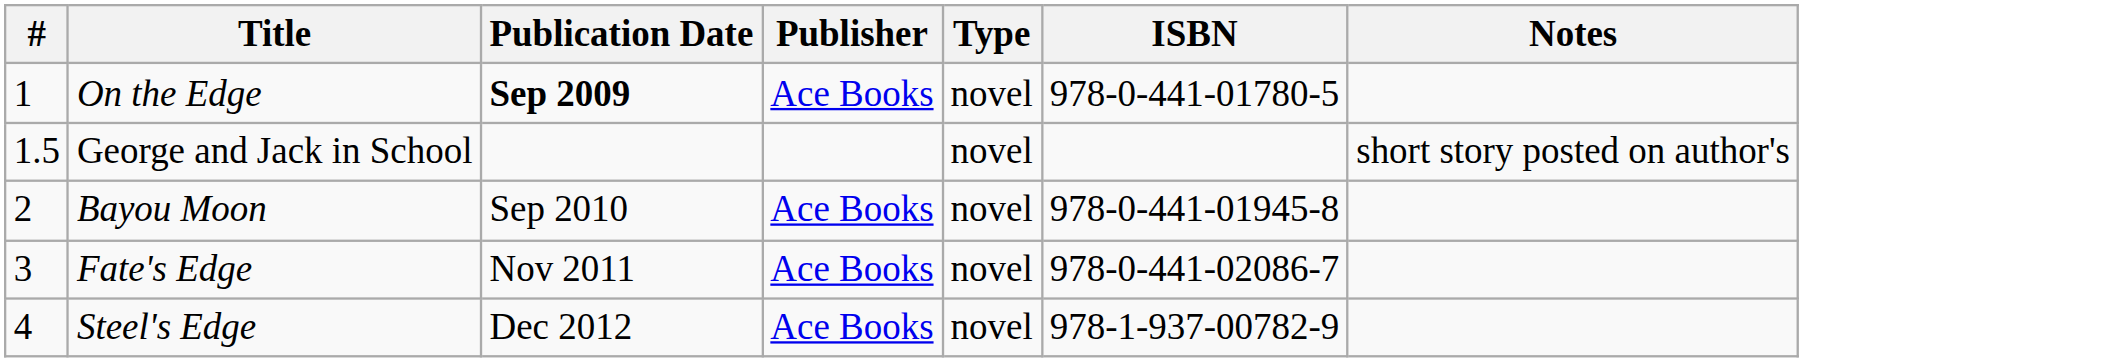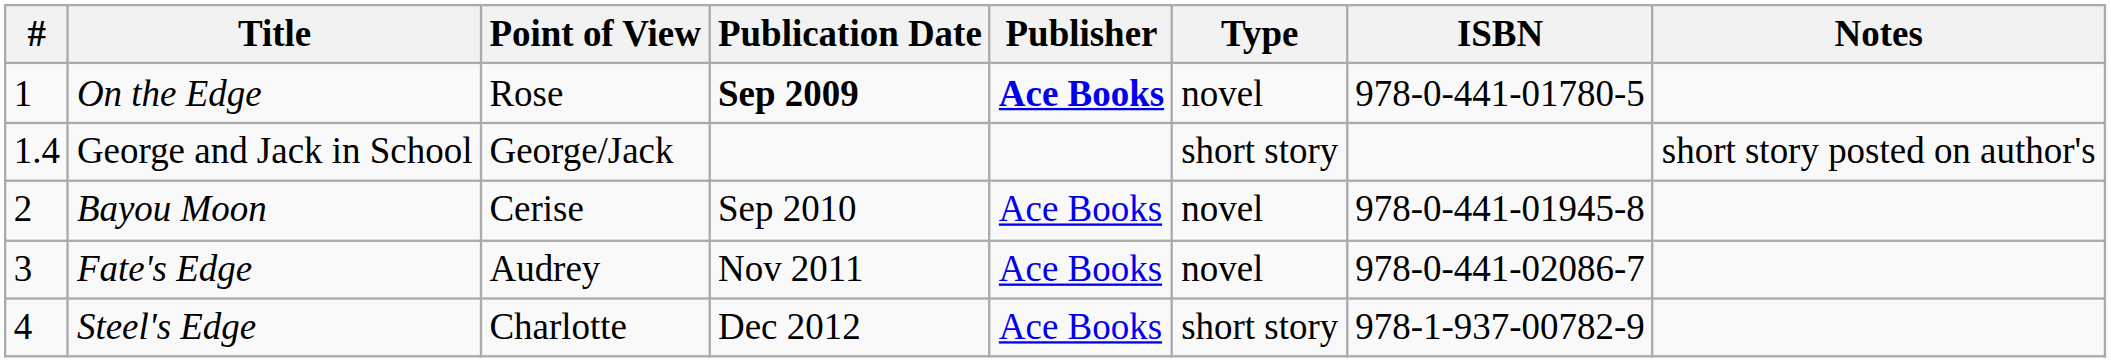+ column: (595, 33)
(852, 92) normal -> (1082, 92) bold
(37, 151) 1.5 -> (37, 151) 1.4
(992, 151) novel -> (1260, 151) short story
(992, 326) novel -> (1260, 326) short story
